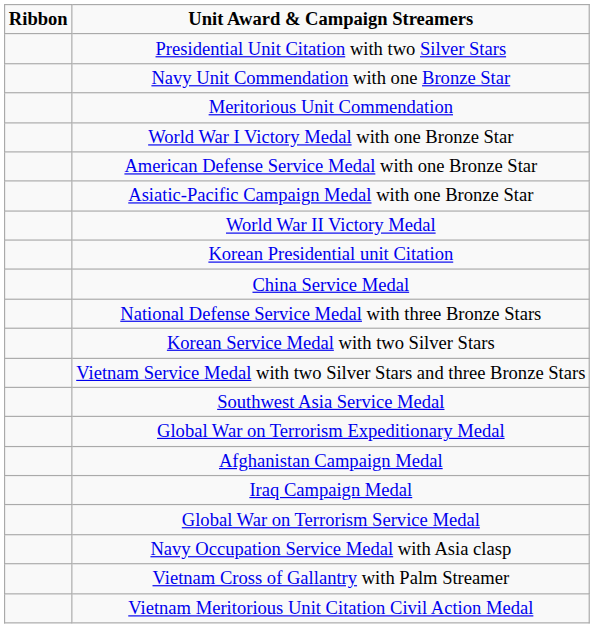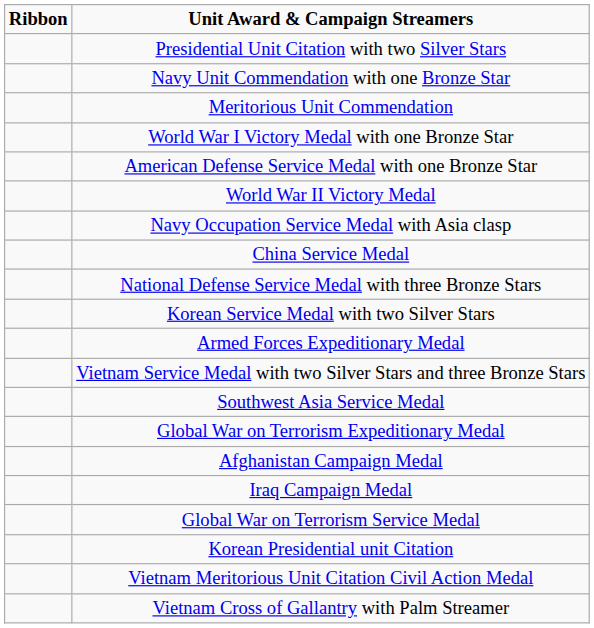- row: (331, 195)
rows swapped: (331, 549) <-> (331, 254)
+ row: (331, 343)
rows swapped: (331, 578) <-> (331, 607)
